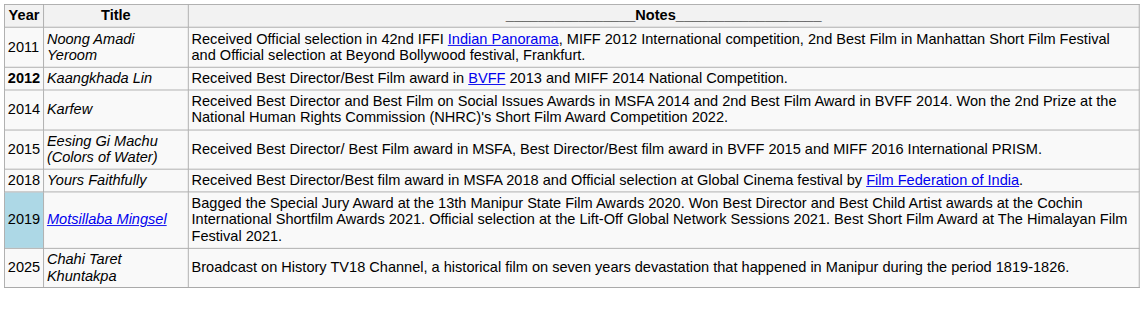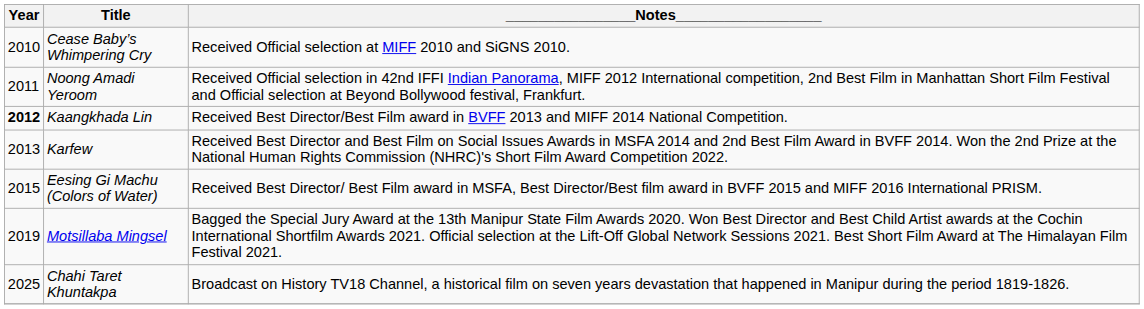+ row: (99, 47)
(24, 109) 2014 -> (24, 149) 2013
- row: (97, 180)
(24, 220) lightblue background -> (24, 236) no background
